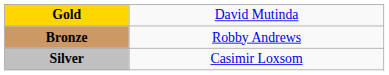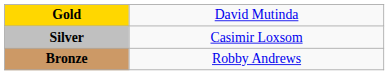rows swapped: (67, 59) <-> (67, 37)
